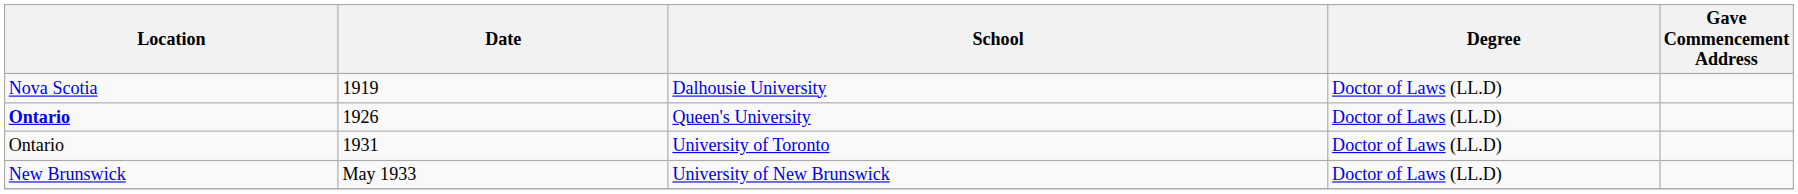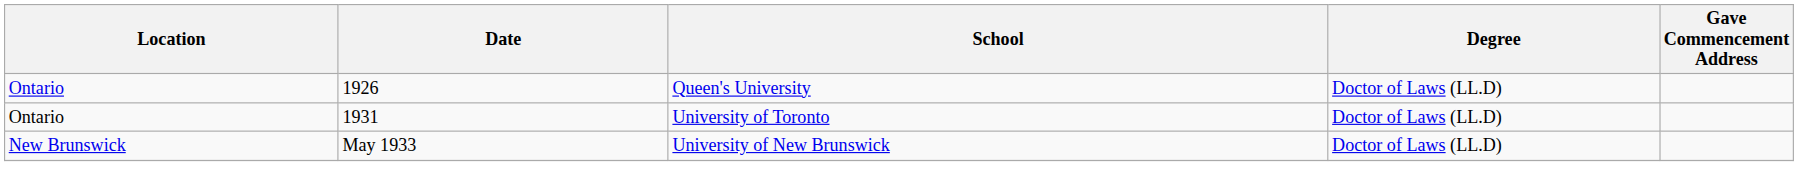- row: (749, 88)
(39, 116) bold -> (36, 88) normal
